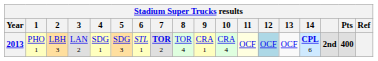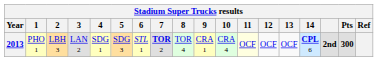(268, 44) lightblue background -> (268, 44) no background
(347, 44) 400 -> (347, 44) 300
